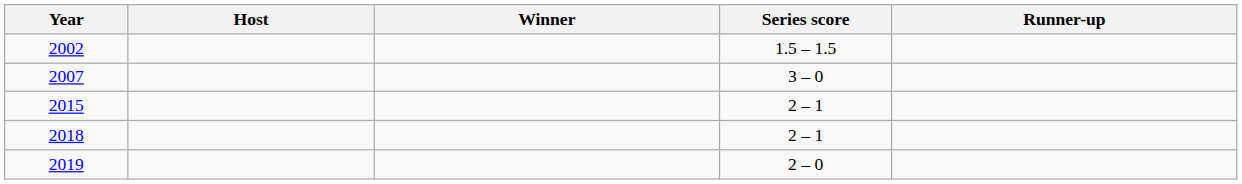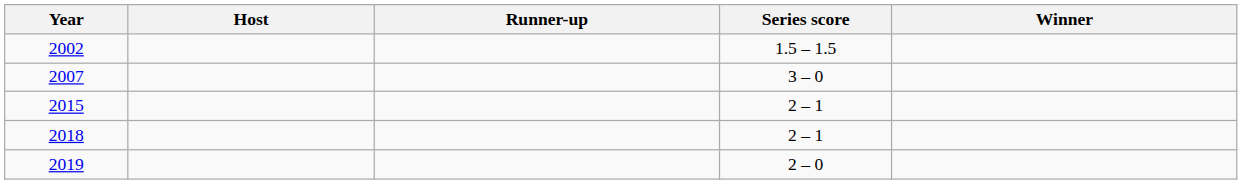columns swapped: (547, 19) <-> (1064, 19)
